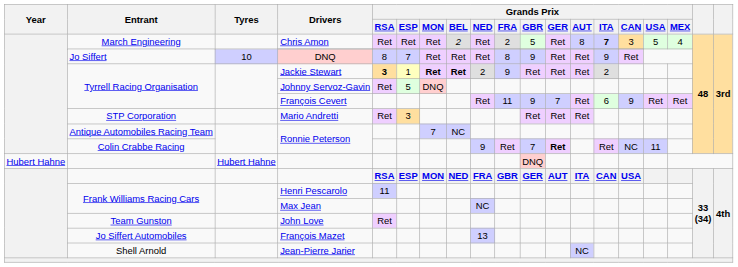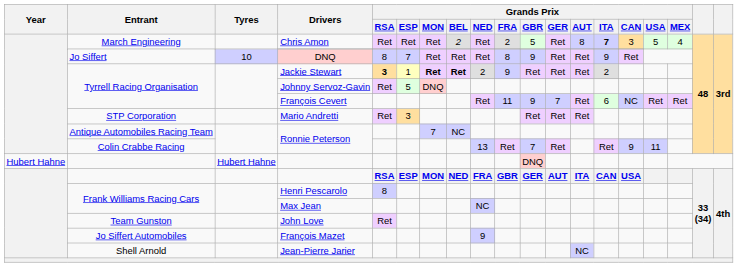(631, 101) 9 -> (631, 101) NC
(483, 146) 9 -> (483, 146) 13
(558, 146) bold -> (558, 146) normal
(631, 146) NC -> (631, 146) 9
(384, 191) 11 -> (384, 191) 8
(483, 236) 13 -> (483, 236) 9
